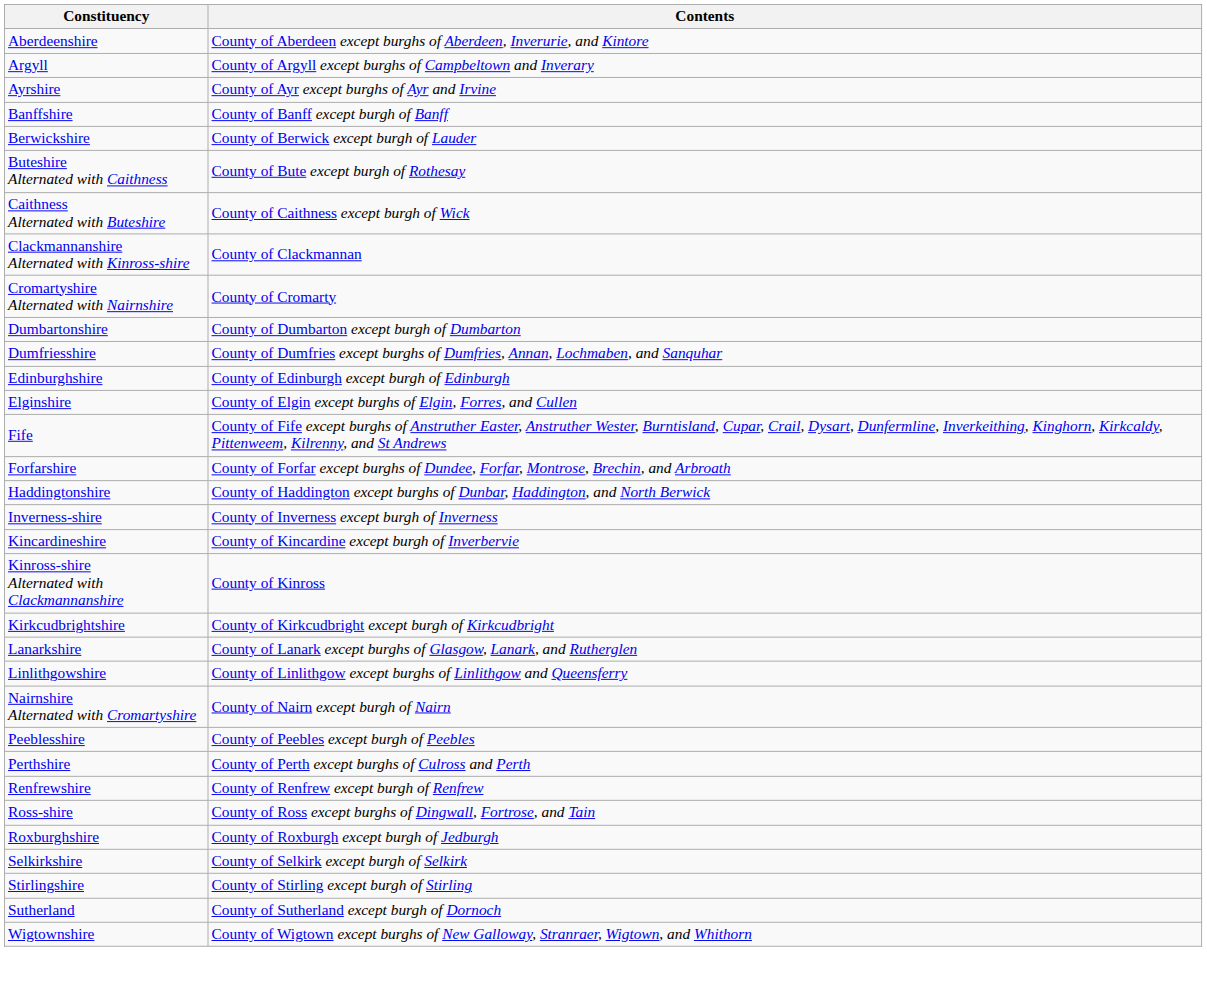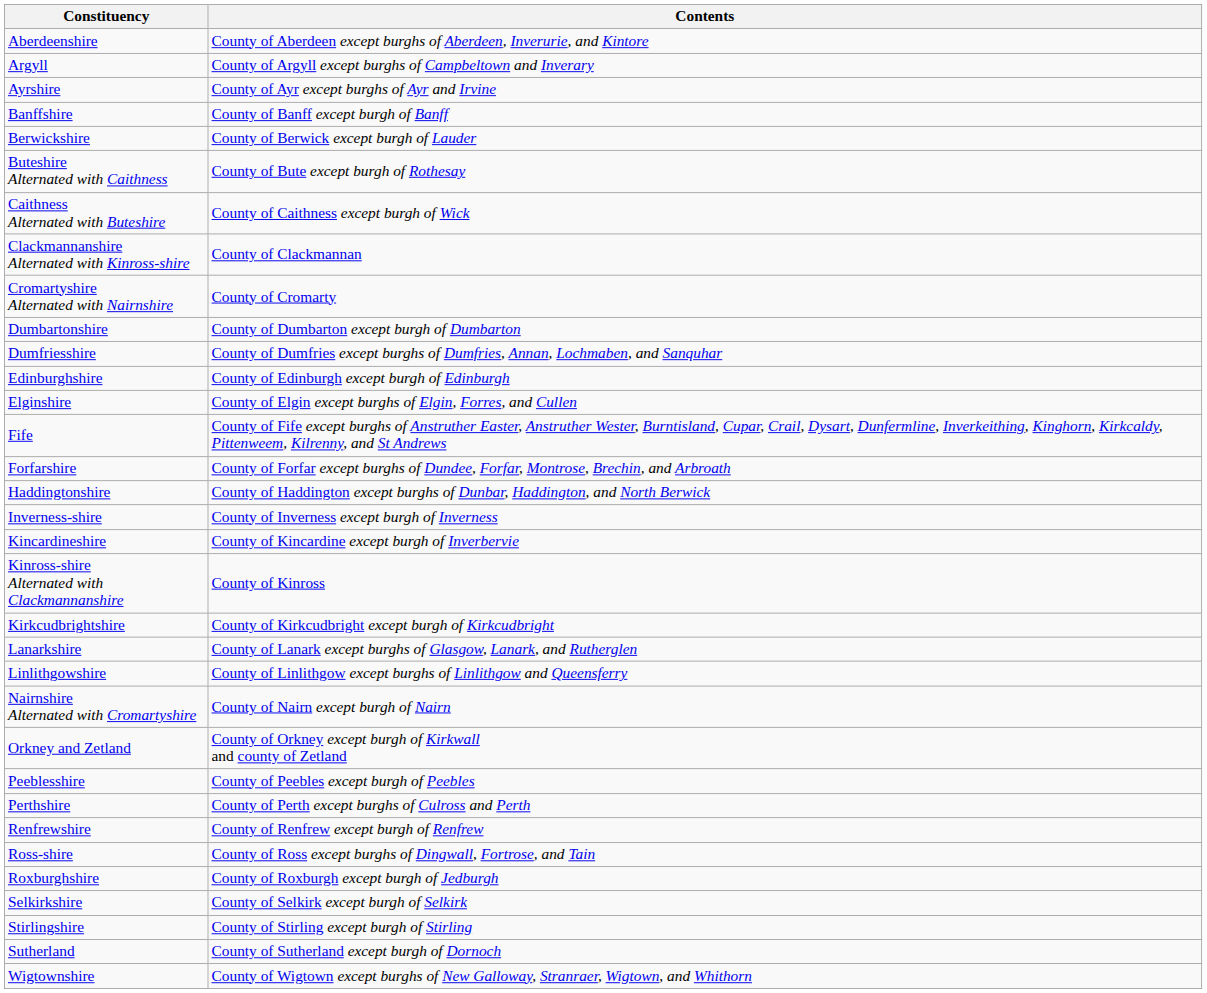+ row: (69, 748)
